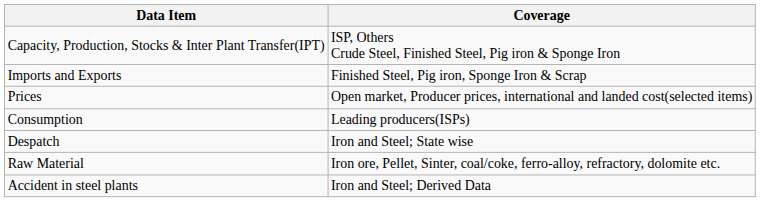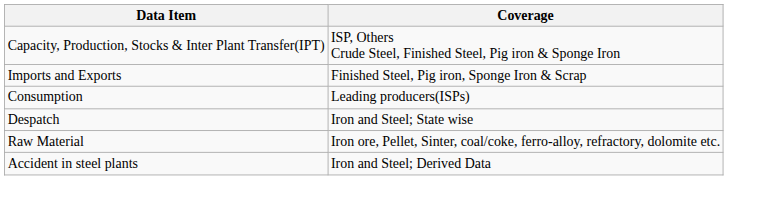- row: (25, 97)
